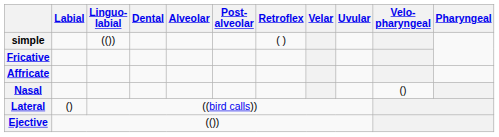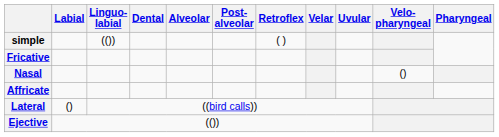rows swapped: (28, 73) <-> (28, 90)
